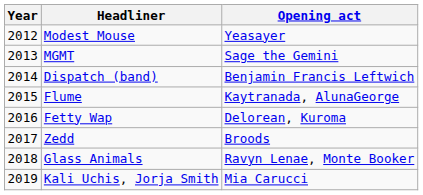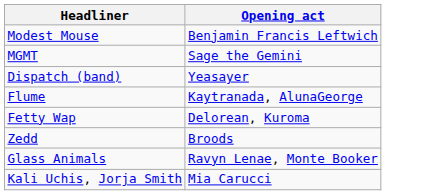- column: (23, 15)
(255, 35) Yeasayer -> (283, 35) Benjamin Francis Leftwich
(319, 76) Benjamin Francis Leftwich -> (218, 76) Yeasayer
